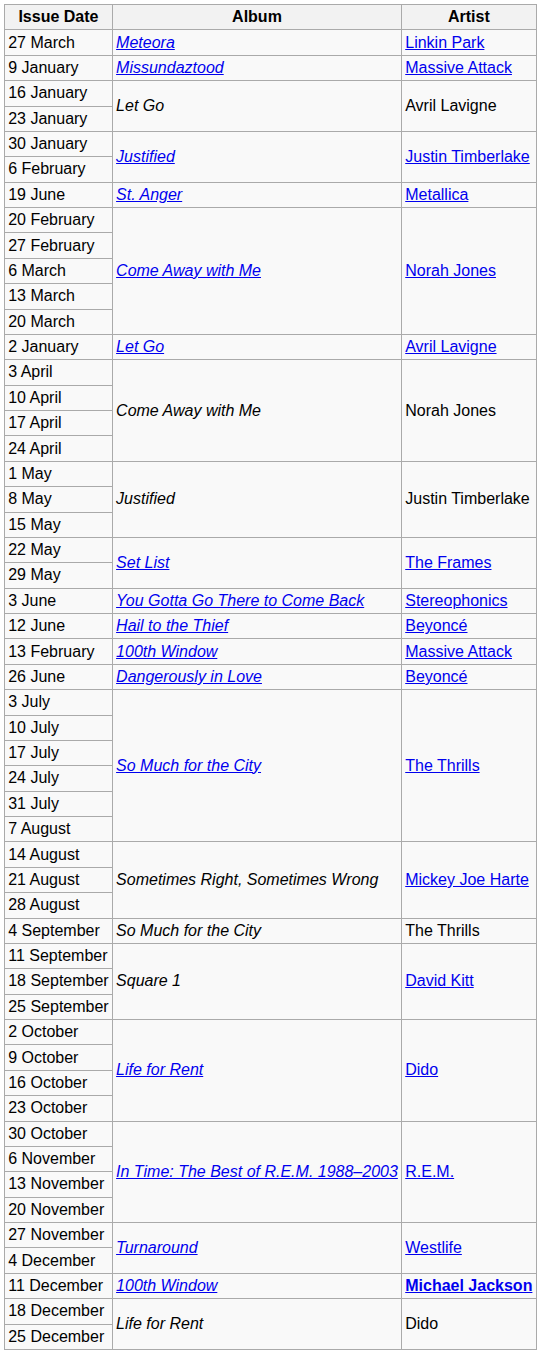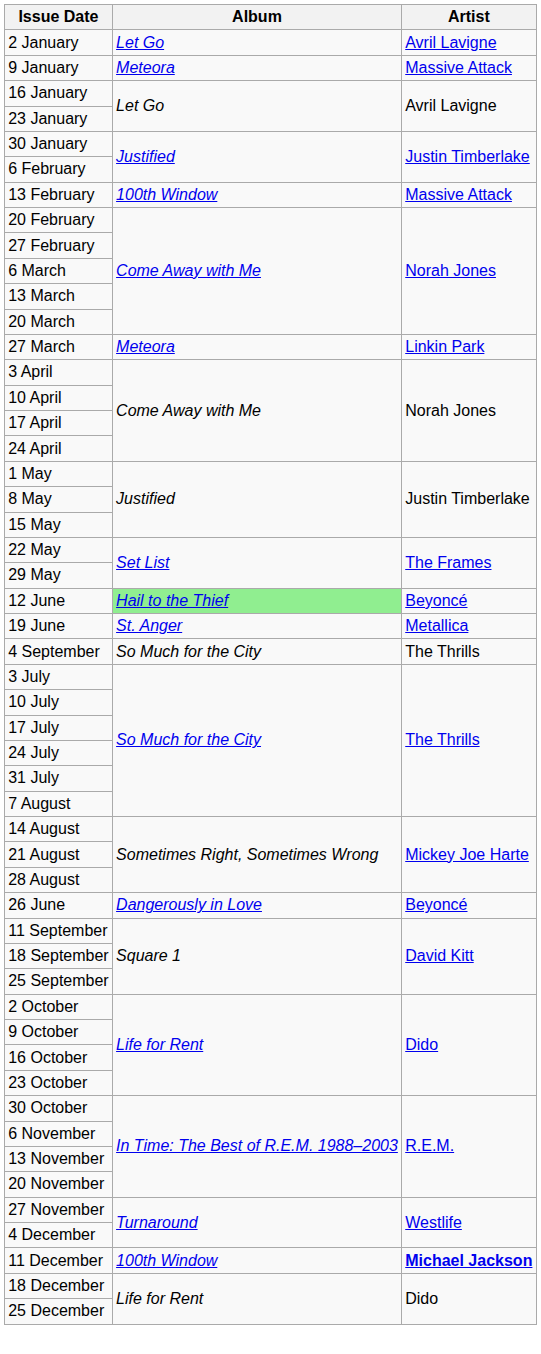rows swapped: (43, 347) <-> (42, 42)
(170, 67) Missundaztood -> (145, 67) Meteora
rows swapped: (51, 651) <-> (37, 194)
- row: (32, 600)
(172, 626) no background -> (172, 600) lightgreen background
rows swapped: (37, 676) <-> (54, 930)
